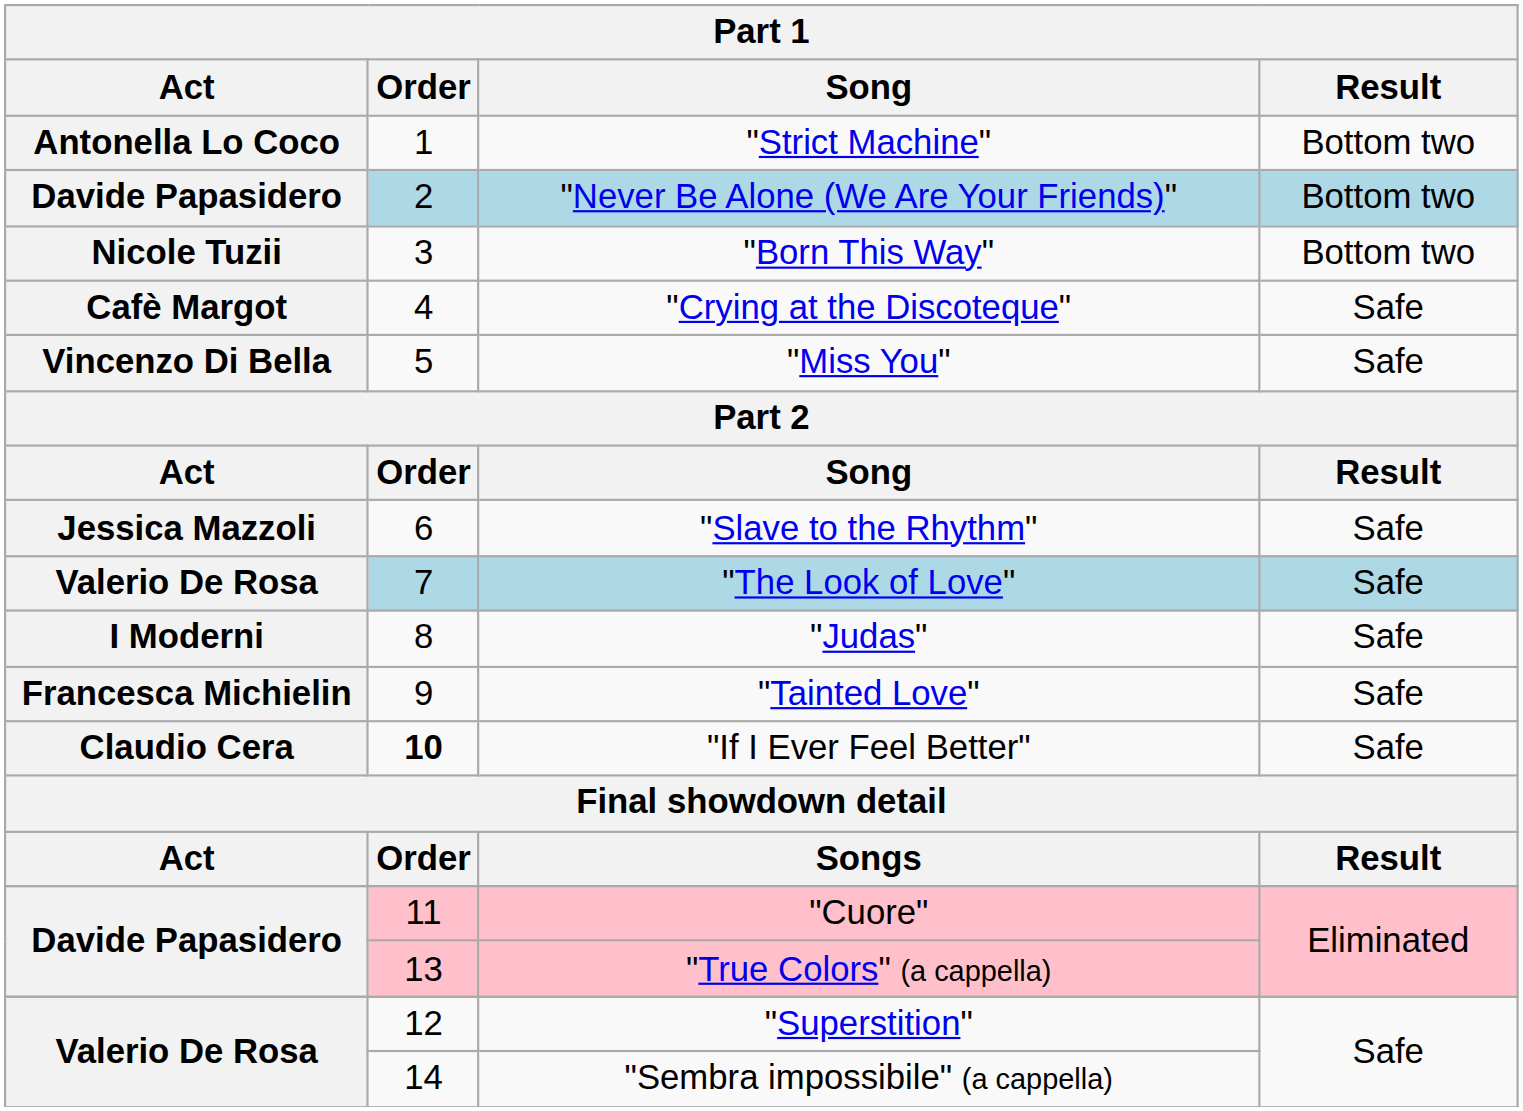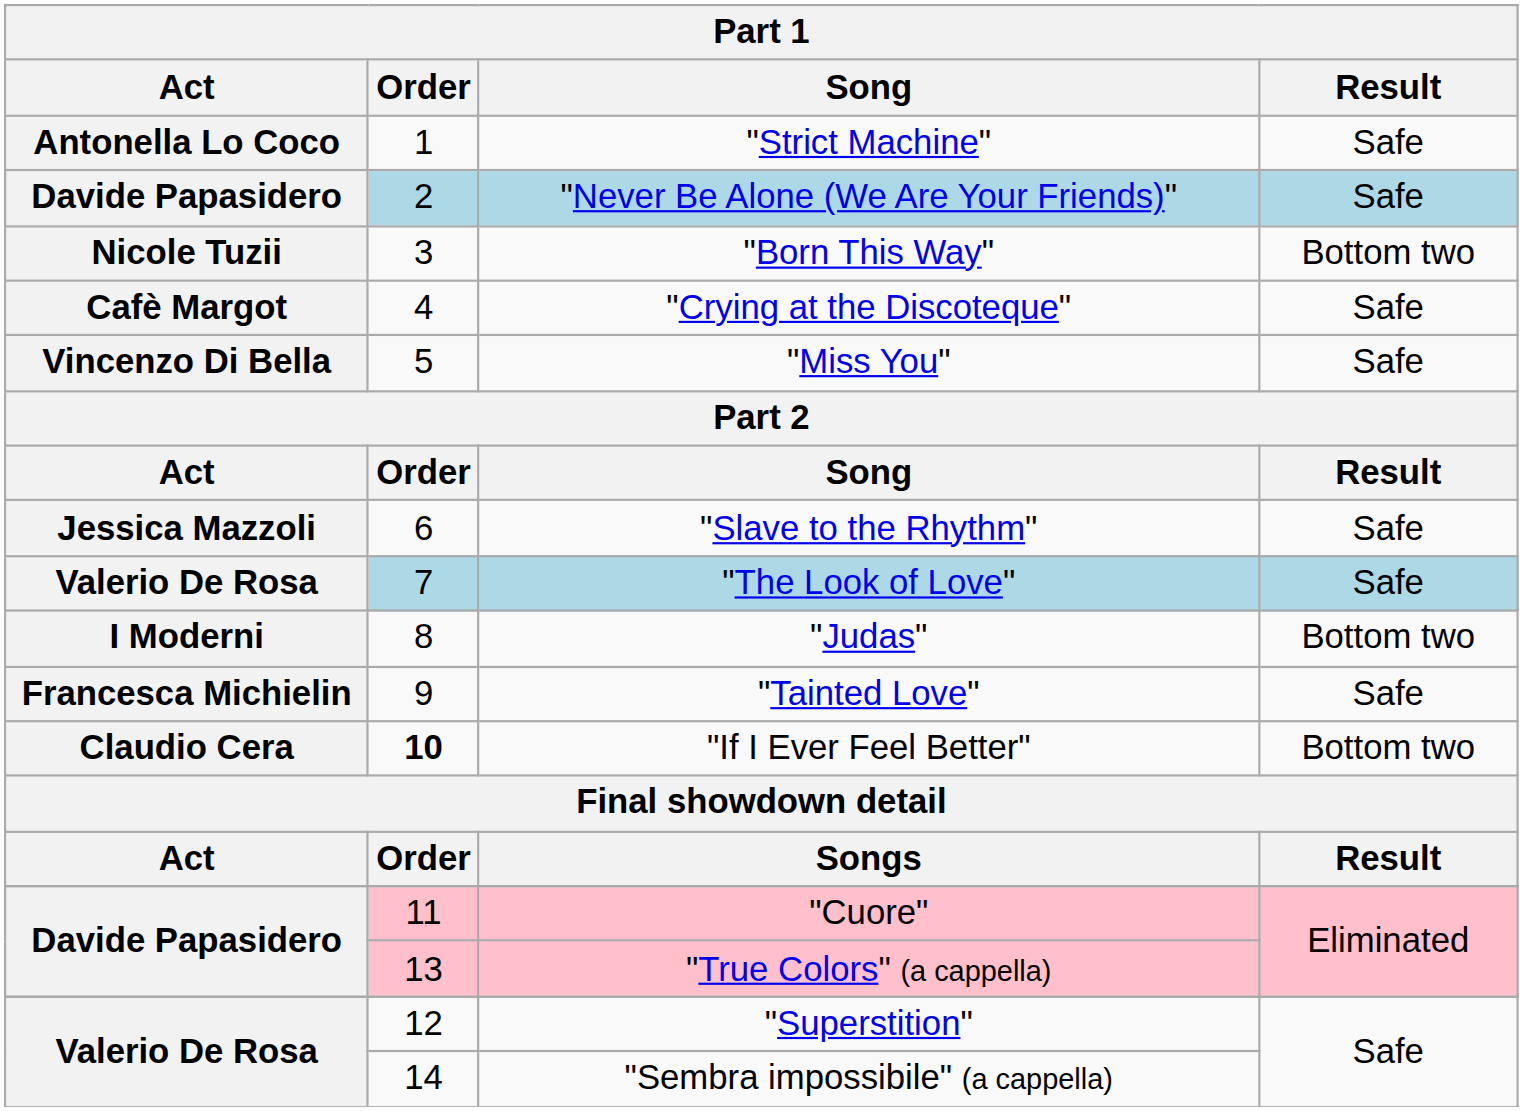(1388, 142) Bottom two -> (1388, 142) Safe
(1388, 197) Bottom two -> (1388, 197) Safe
(1388, 637) Safe -> (1388, 637) Bottom two
(1388, 747) Safe -> (1388, 747) Bottom two
